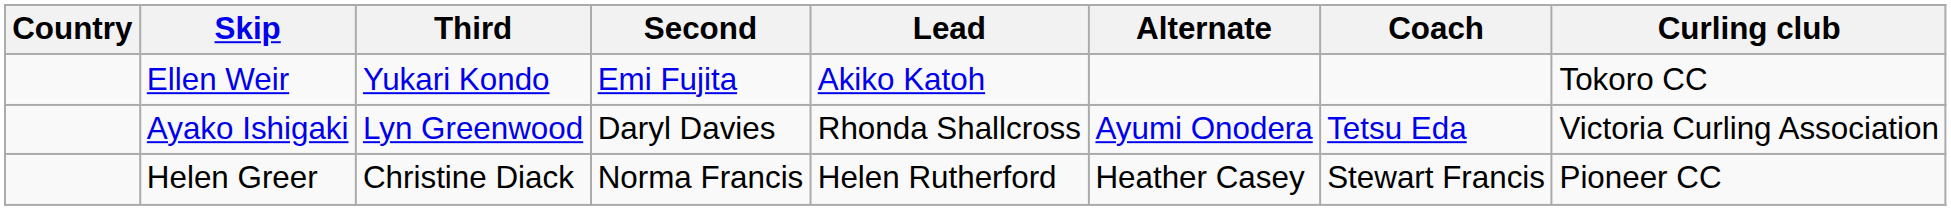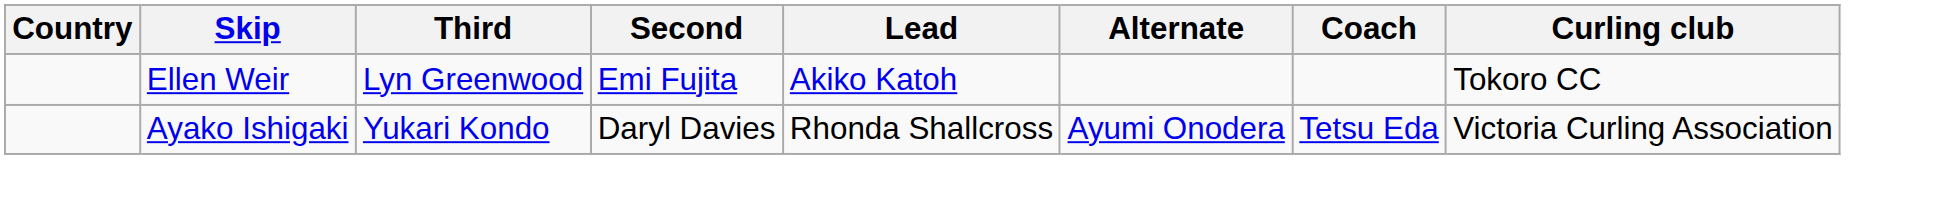(456, 79) Yukari Kondo -> (473, 79) Lyn Greenwood
(473, 128) Lyn Greenwood -> (456, 128) Yukari Kondo
- row: (232, 178)
